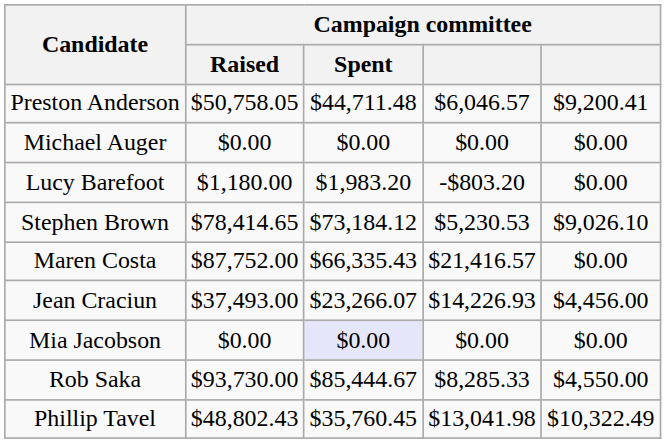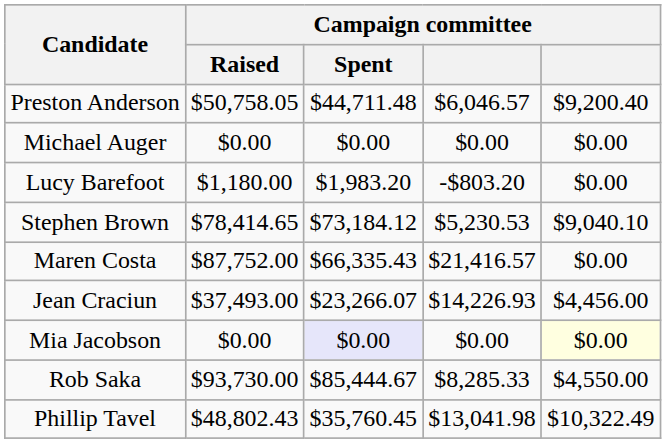(601, 103) $9,200.41 -> (601, 103) $9,200.40
(601, 221) $9,026.10 -> (601, 221) $9,040.10
(601, 340) no background -> (601, 340) lightyellow background
